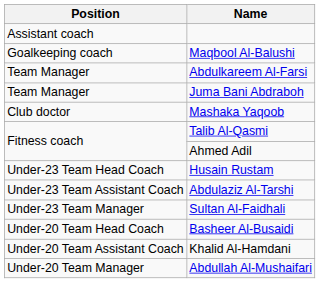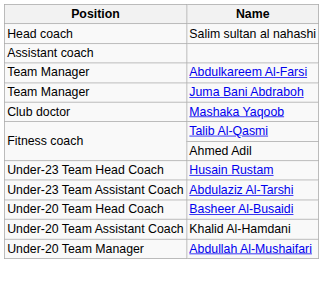+ row: (253, 33)
- row: (242, 53)
- row: (237, 209)
